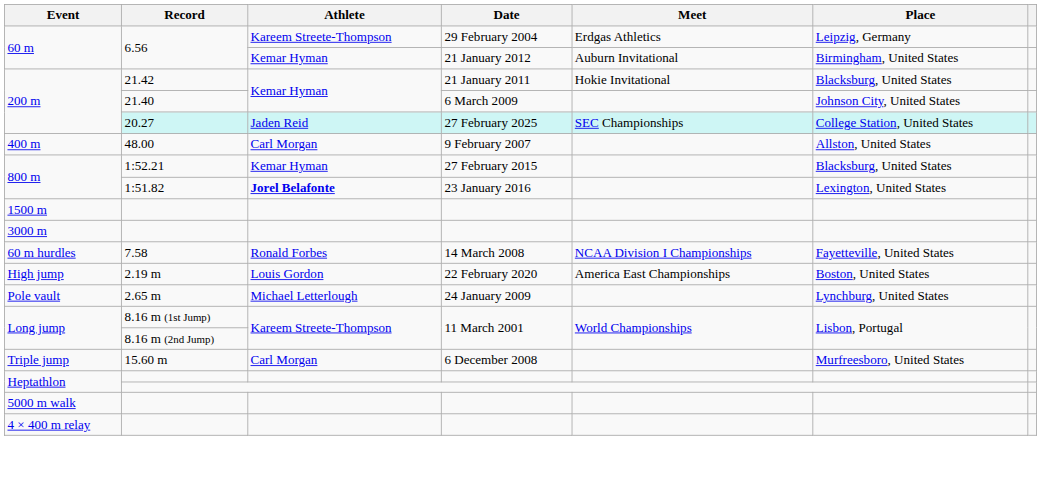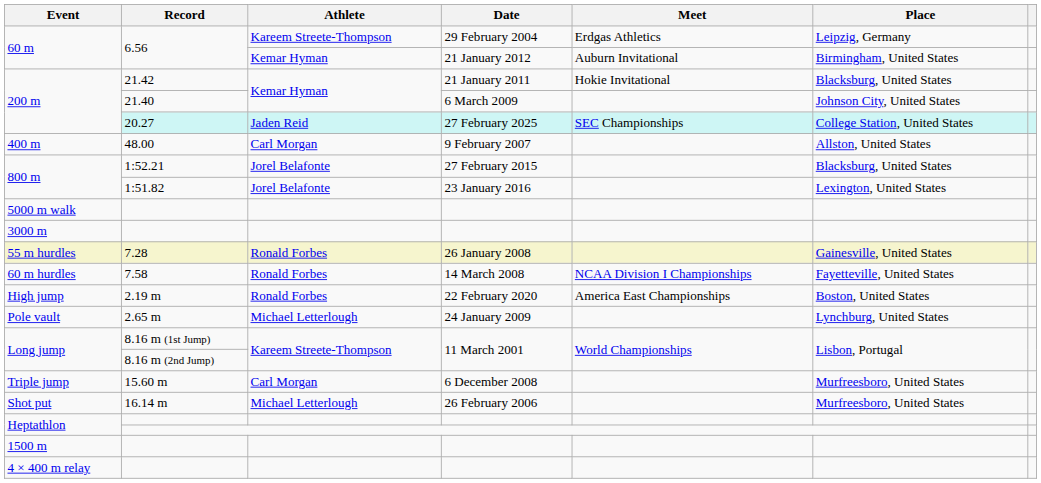(289, 166) Kemar Hyman -> (290, 166) Jorel Belafonte
(293, 187) bold -> (290, 187) normal
rows swapped: (27, 209) <-> (42, 403)
+ row: (42, 252)
(287, 274) Louis Gordon -> (289, 295) Ronald Forbes
+ row: (29, 403)
